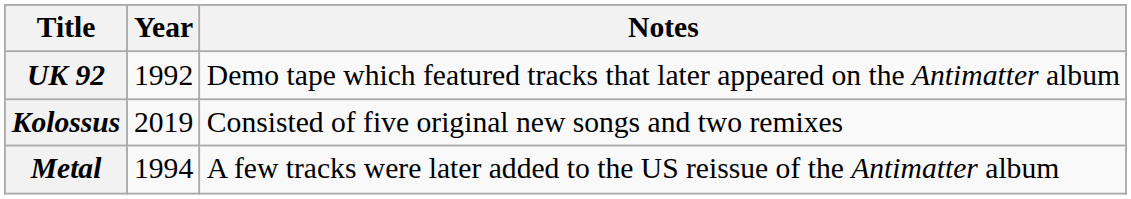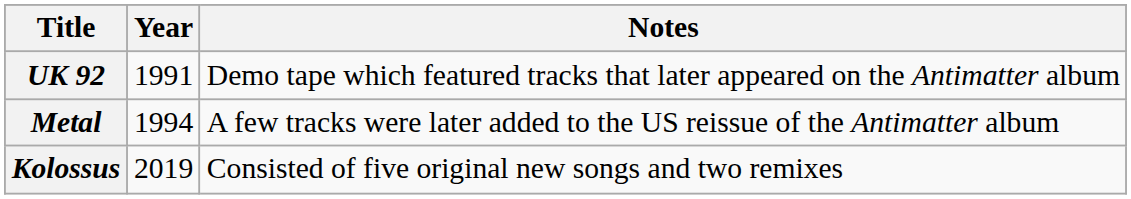(164, 74) 1992 -> (164, 74) 1991
rows swapped: (66, 168) <-> (66, 121)
